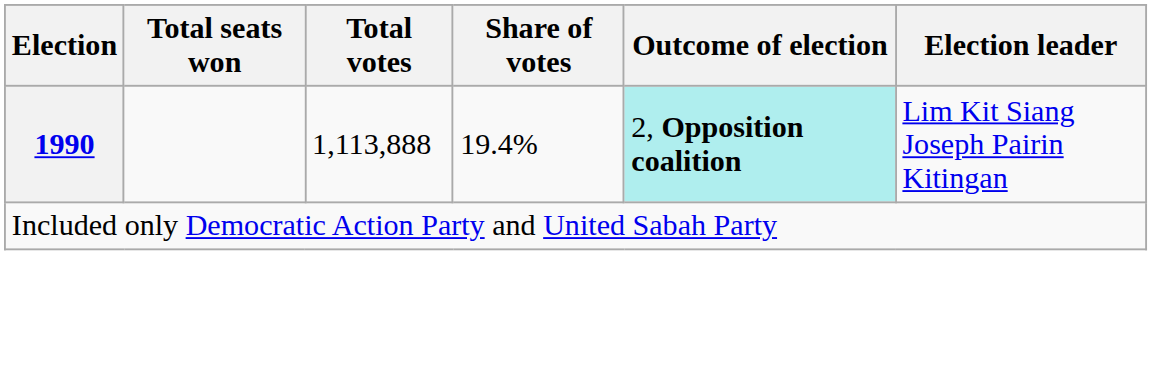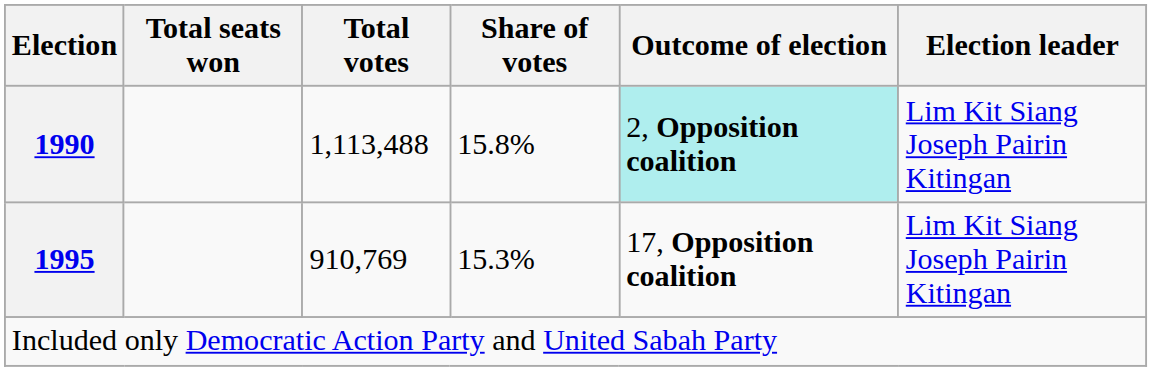(372, 143) 1,113,888 -> (369, 143) 1,113,488
(499, 143) 19.4% -> (496, 143) 15.8%
+ row: (65, 259)
